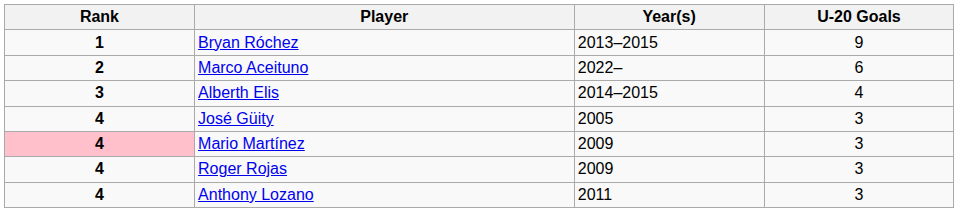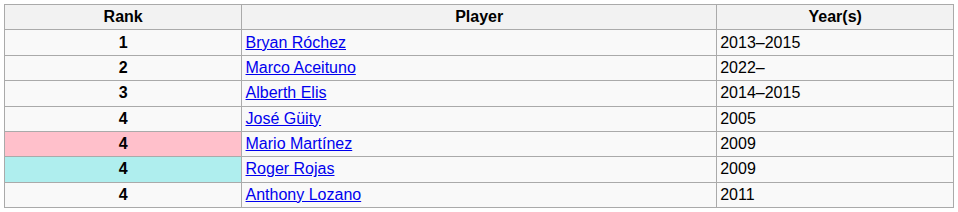- column: (859, 17)
(99, 169) no background -> (123, 169) paleturquoise background
